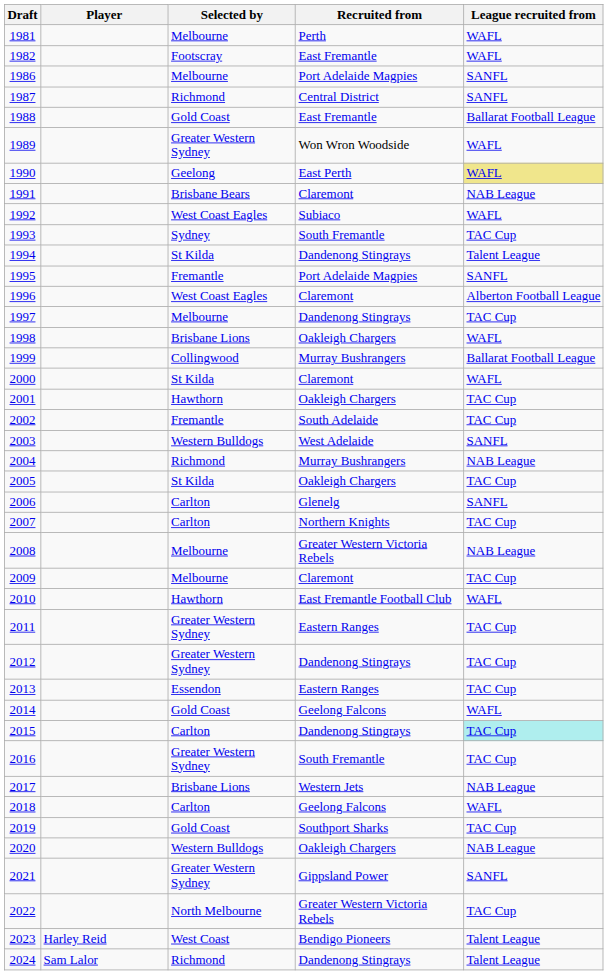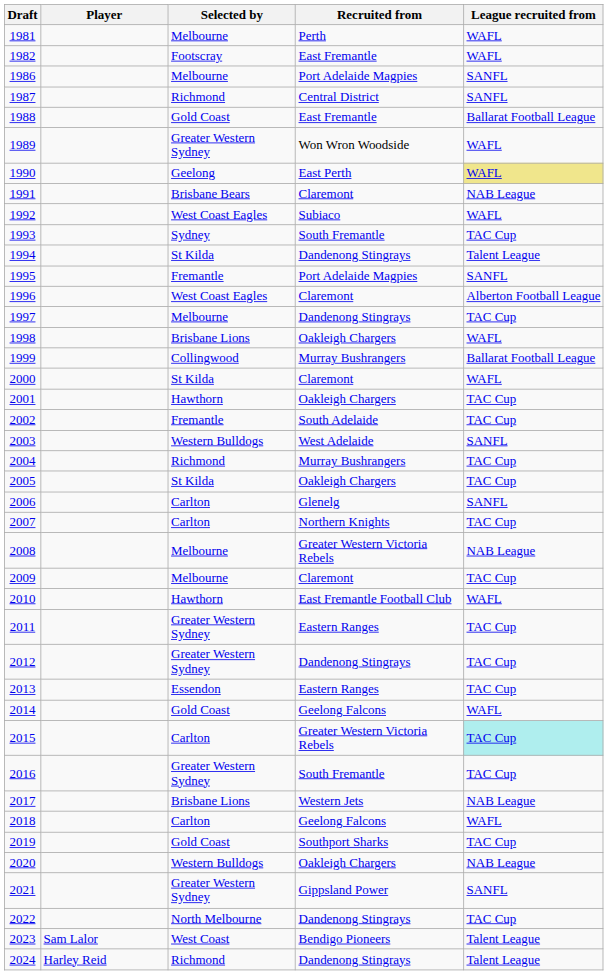(501, 460) NAB League -> (491, 460) TAC Cup
(355, 730) Dandenong Stingrays -> (363, 738) Greater Western Victoria Rebels
(363, 911) Greater Western Victoria Rebels -> (355, 918) Dandenong Stingrays
(75, 938) Harley Reid -> (71, 938) Sam Lalor
(71, 959) Sam Lalor -> (75, 959) Harley Reid
